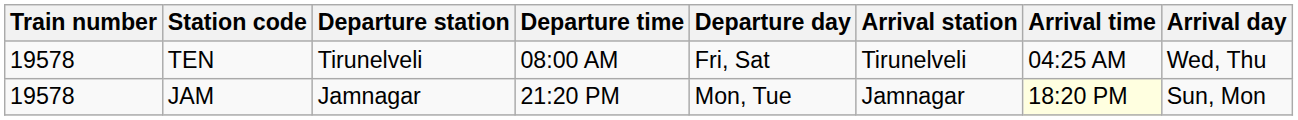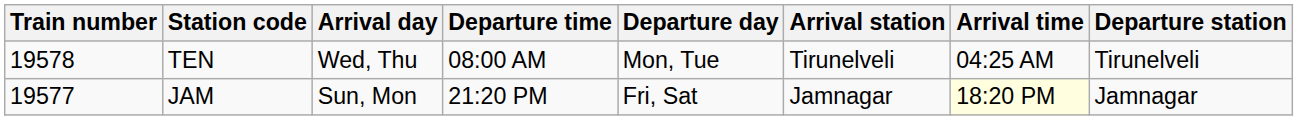columns swapped: (414, 22) <-> (1227, 22)
(732, 59) Fri, Sat -> (671, 59) Mon, Tue
(42, 96) 19578 -> (42, 96) 19577
(743, 96) Mon, Tue -> (660, 96) Fri, Sat
